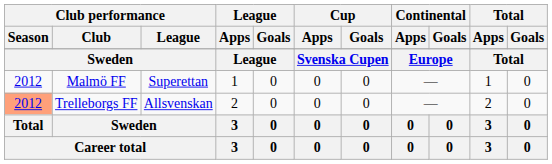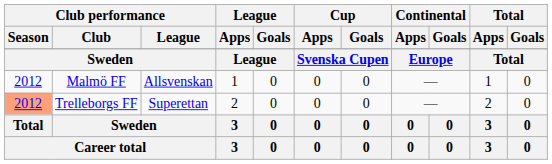(178, 81) Superettan -> (178, 81) Allsvenskan
(178, 103) Allsvenskan -> (178, 103) Superettan
